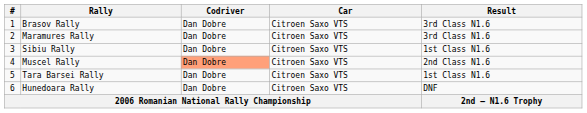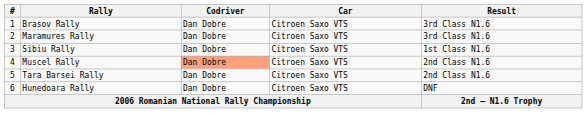(457, 75) 1st Class N1.6 -> (457, 75) 2nd Class N1.6
